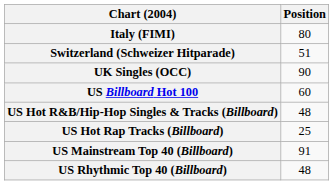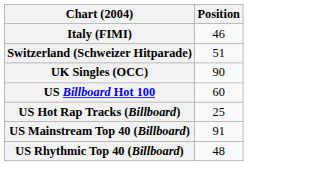(305, 33) 80 -> (219, 33) 46
- row: (143, 111)
